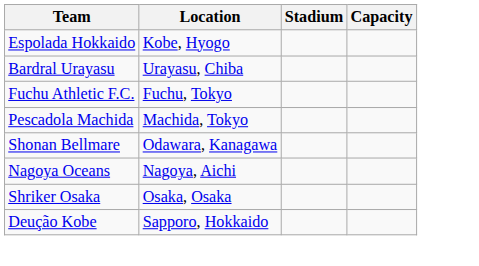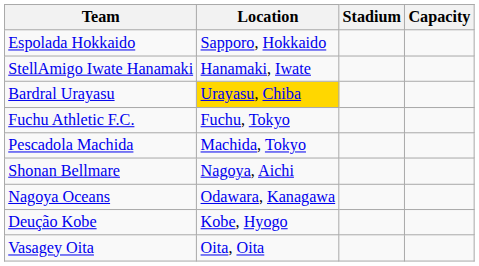(186, 42) Kobe, Hyogo -> (263, 42) Sapporo, Hokkaido
+ row: (101, 68)
(193, 68) no background -> (251, 94) gold background
(210, 145) Odawara, Kanagawa -> (247, 171) Nagoya, Aichi
(189, 171) Nagoya, Aichi -> (268, 196) Odawara, Kanagawa
- row: (54, 196)
(206, 222) Sapporo, Hokkaido -> (244, 222) Kobe, Hyogo
+ row: (51, 247)
